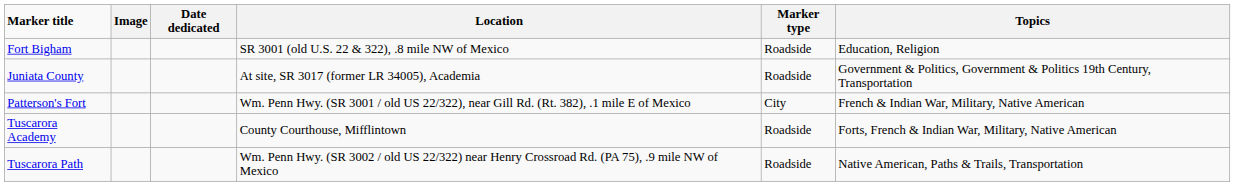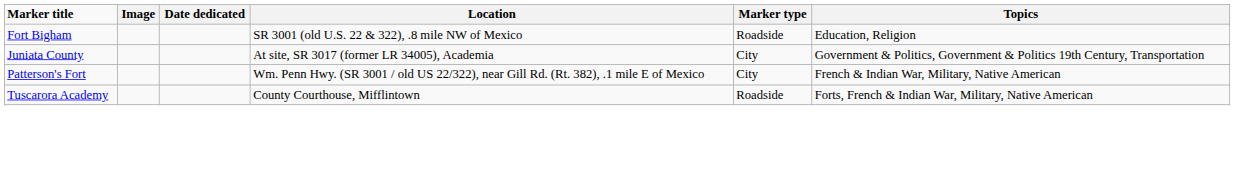(788, 75) Roadside -> (747, 54) City
- row: (45, 164)
